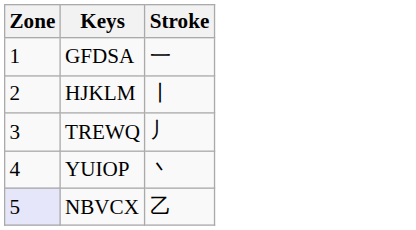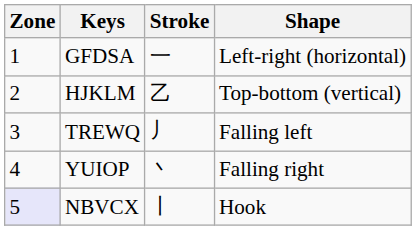+ column: (313, 21)
(160, 93) 丨 -> (160, 93) 乙
(160, 205) 乙 -> (160, 205) 丨
